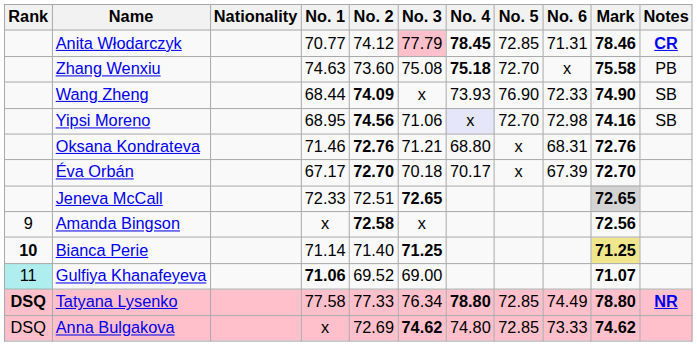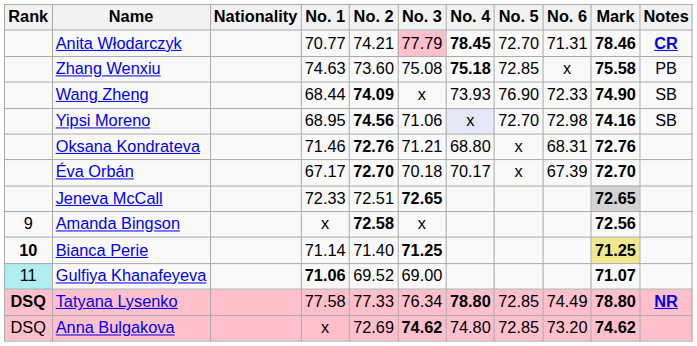(374, 43) 74.12 -> (374, 43) 74.21
(519, 43) 72.85 -> (519, 43) 72.70
(519, 69) 72.70 -> (519, 69) 72.85
(567, 328) 73.33 -> (567, 328) 73.20
